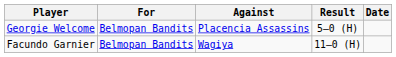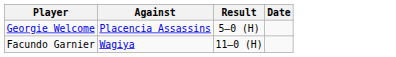- column: (146, 12)
